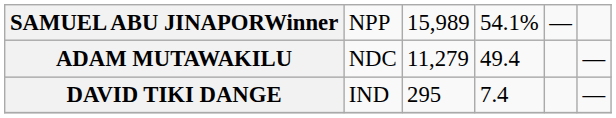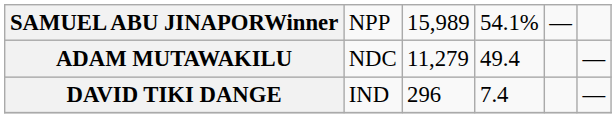(424, 94) 295 -> (424, 94) 296
